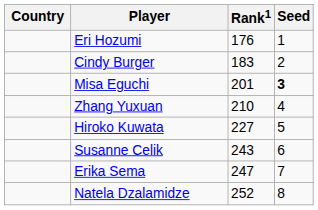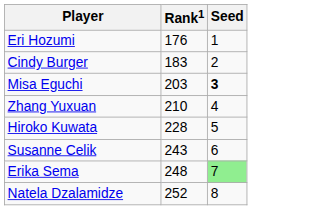- column: (38, 17)
(242, 84) 201 -> (176, 84) 203
(242, 128) 227 -> (176, 128) 228
(242, 171) 247 -> (176, 171) 248
(281, 171) no background -> (215, 171) lightgreen background
